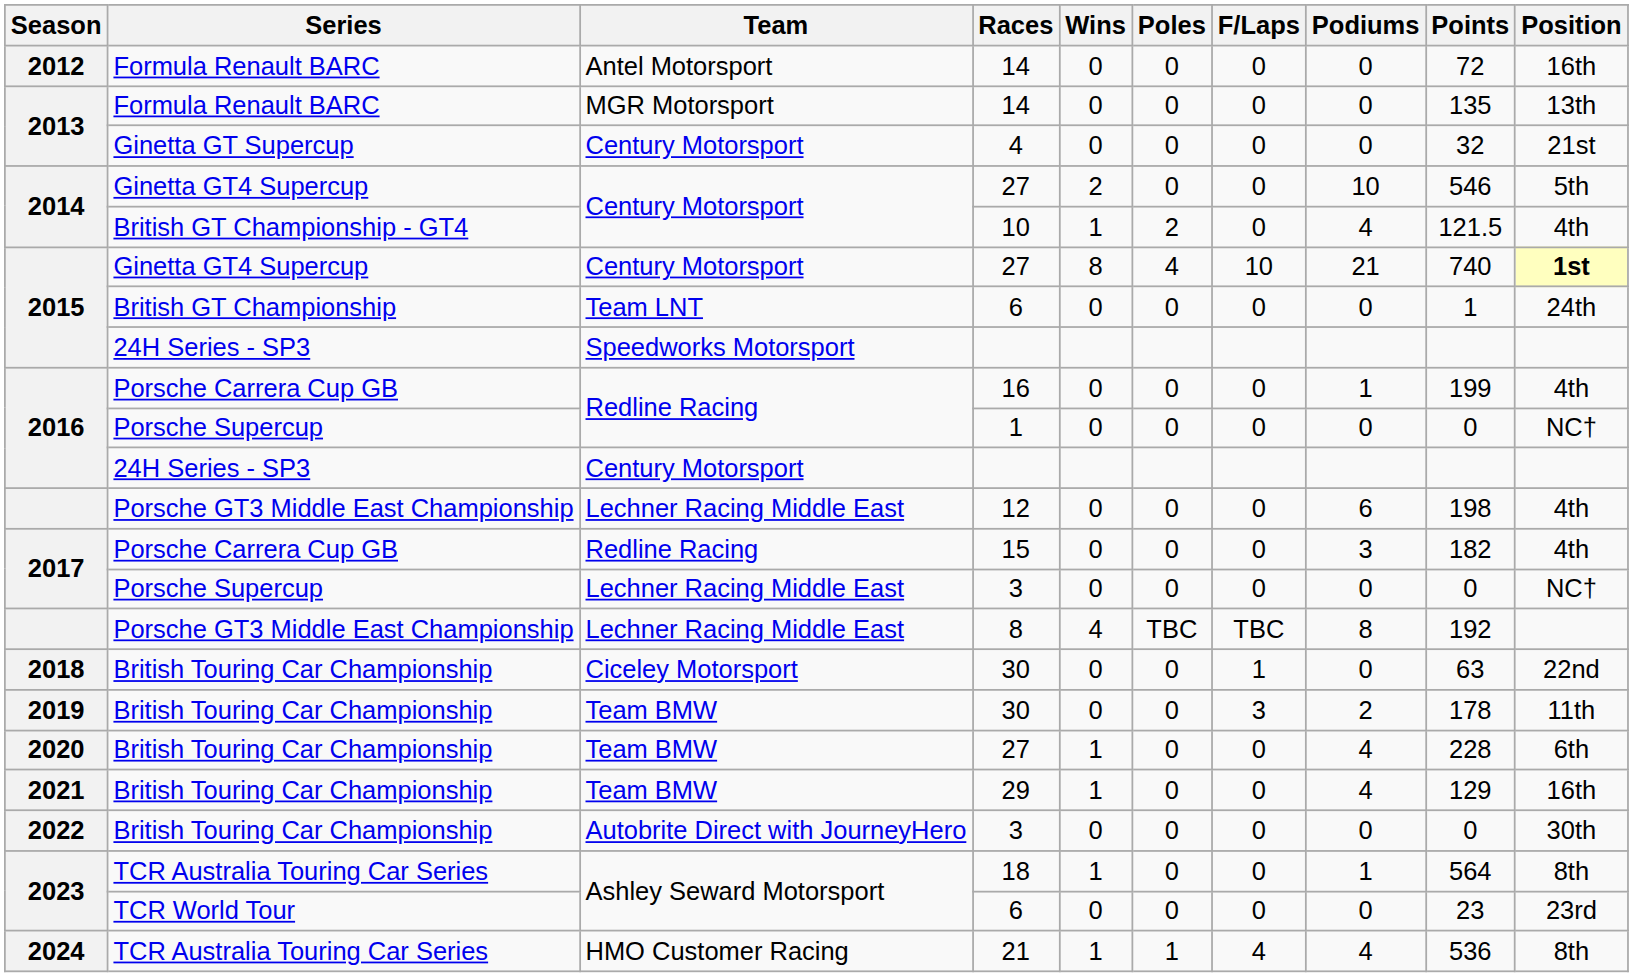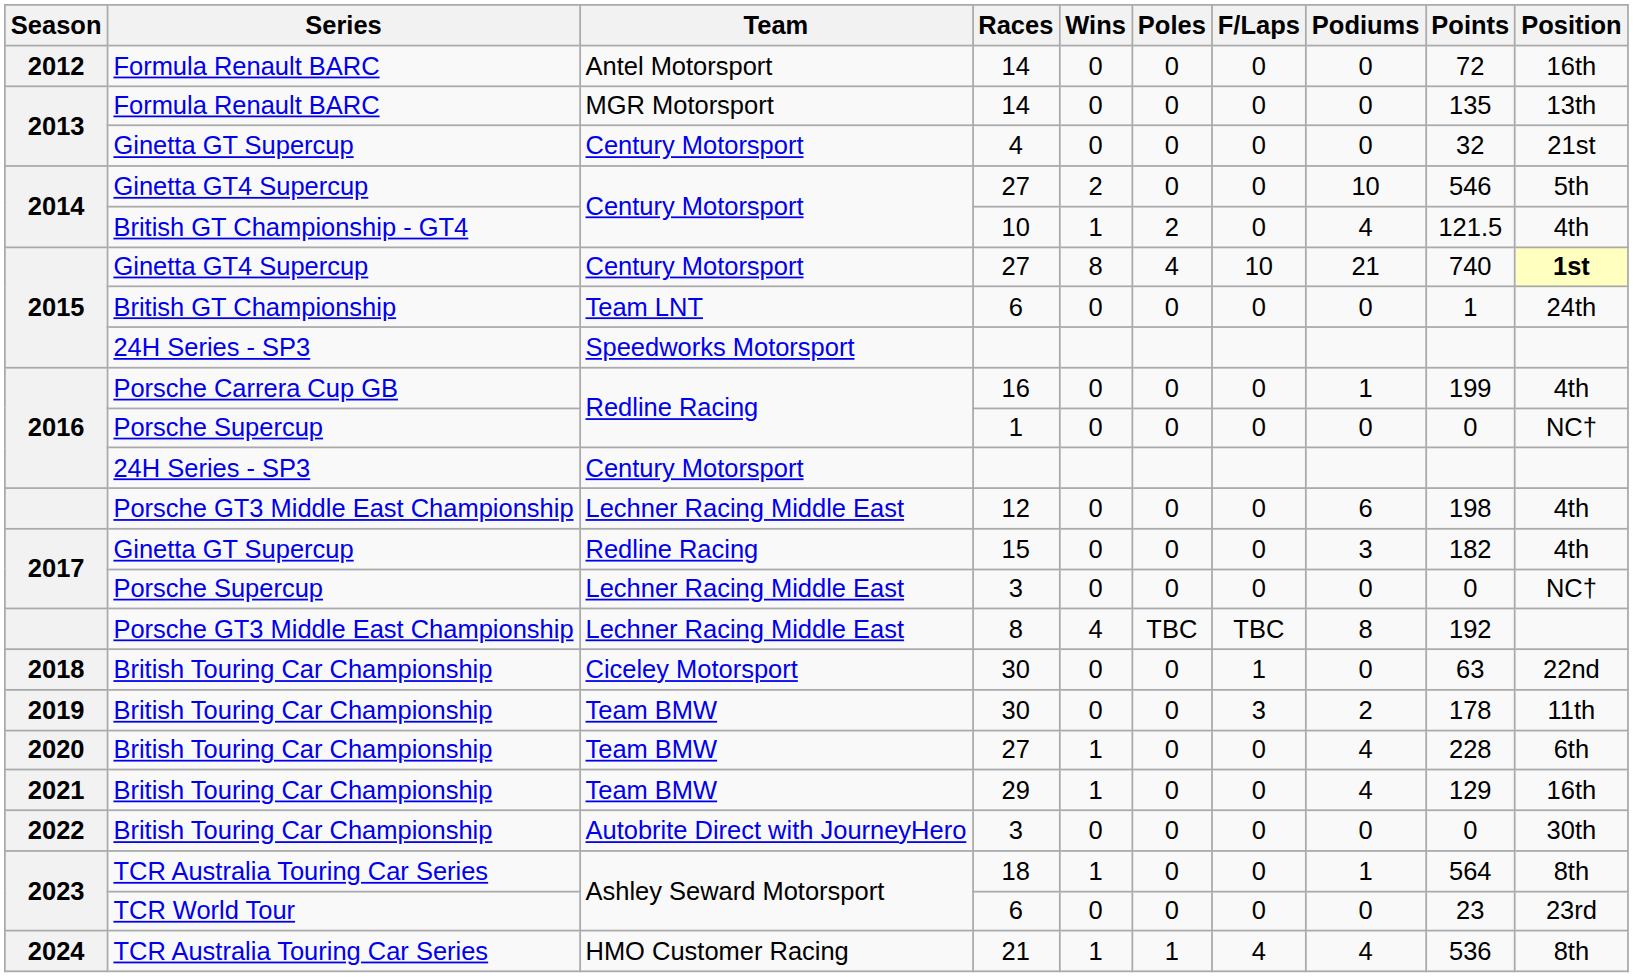(256, 549) Porsche Carrera Cup GB -> (234, 549) Ginetta GT Supercup
